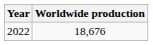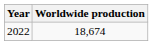(90, 31) 18,676 -> (90, 31) 18,674
